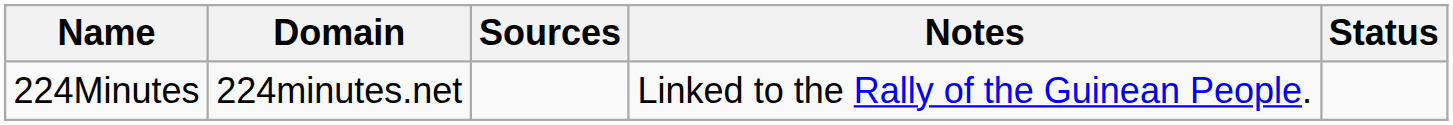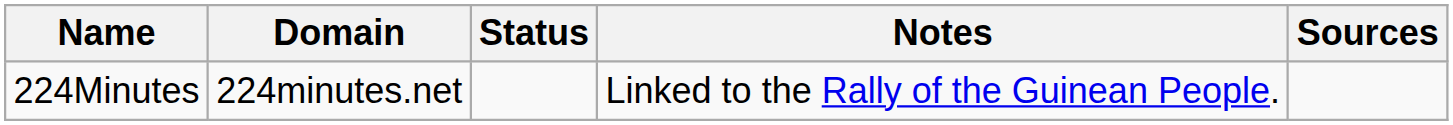columns swapped: (1384, 33) <-> (550, 33)
